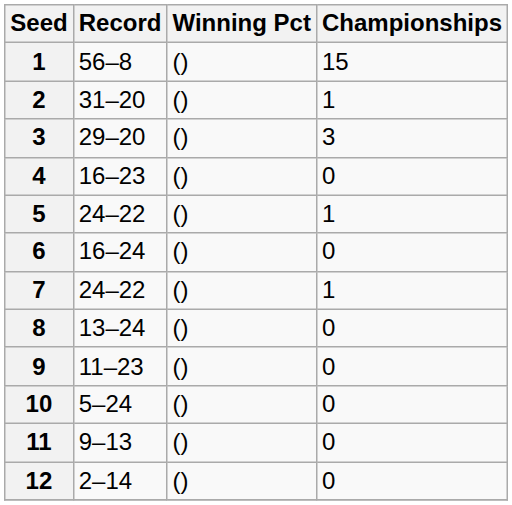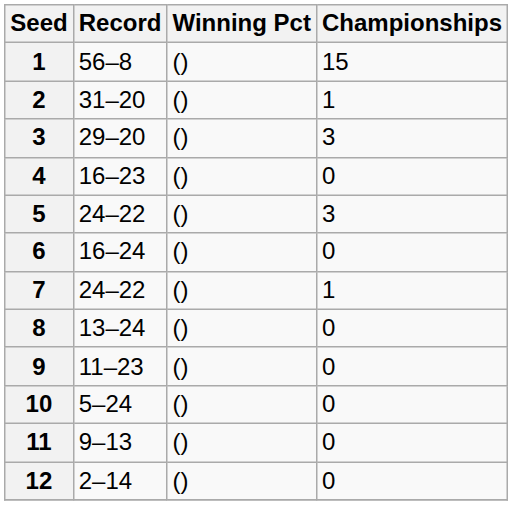(329, 213) 1 -> (329, 213) 3
